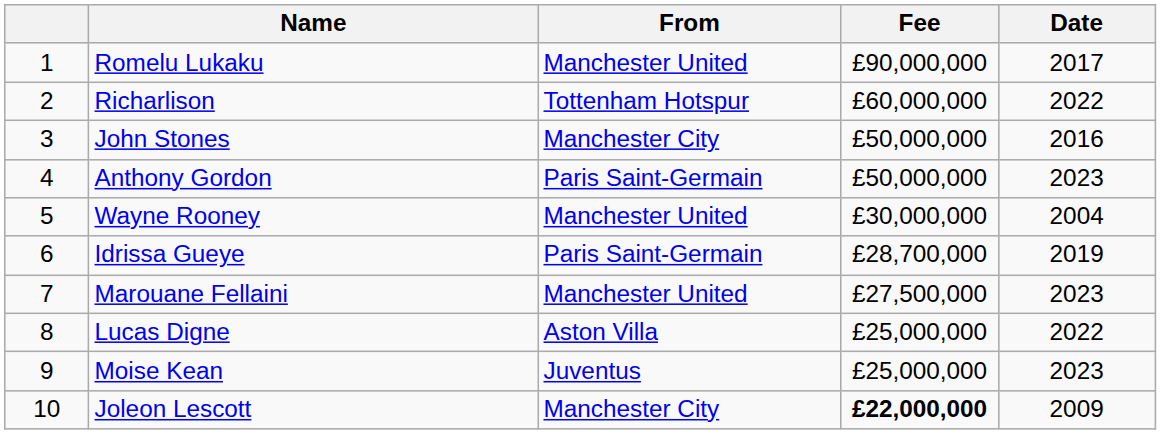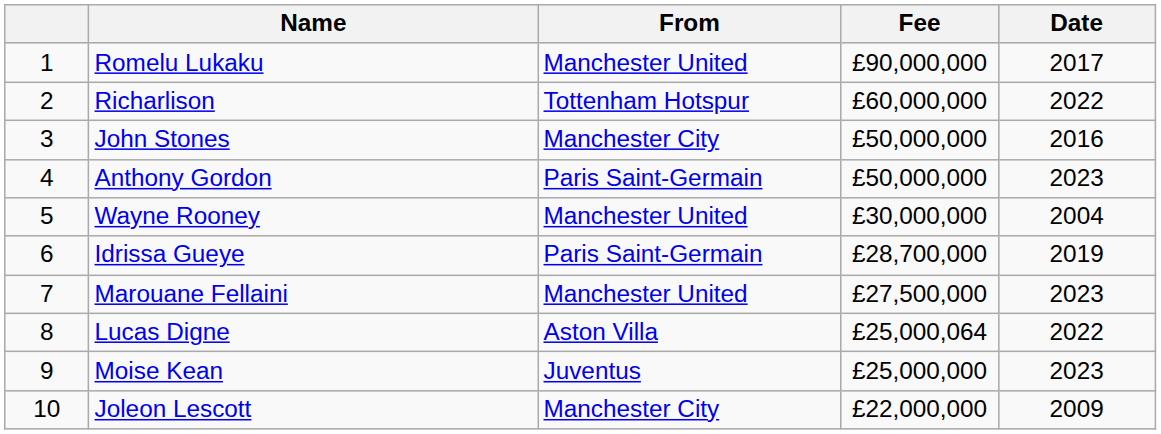(920, 332) £25,000,000 -> (920, 332) £25,000,064
(920, 409) bold -> (920, 409) normal
